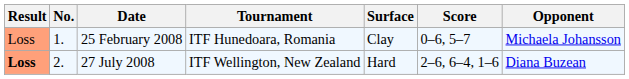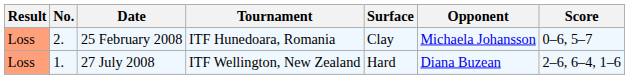columns swapped: (563, 15) <-> (460, 15)
(59, 38) 1. -> (59, 38) 2.
(22, 61) bold -> (21, 61) normal
(59, 61) 2. -> (59, 61) 1.
